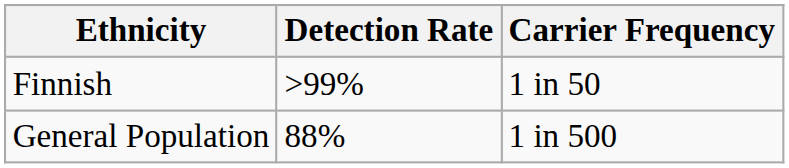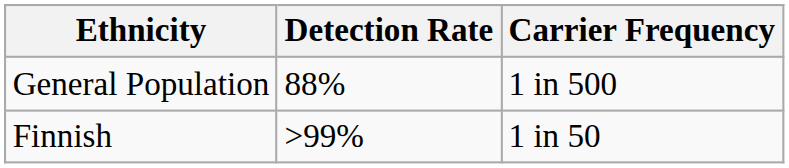rows swapped: (62, 83) <-> (141, 135)
